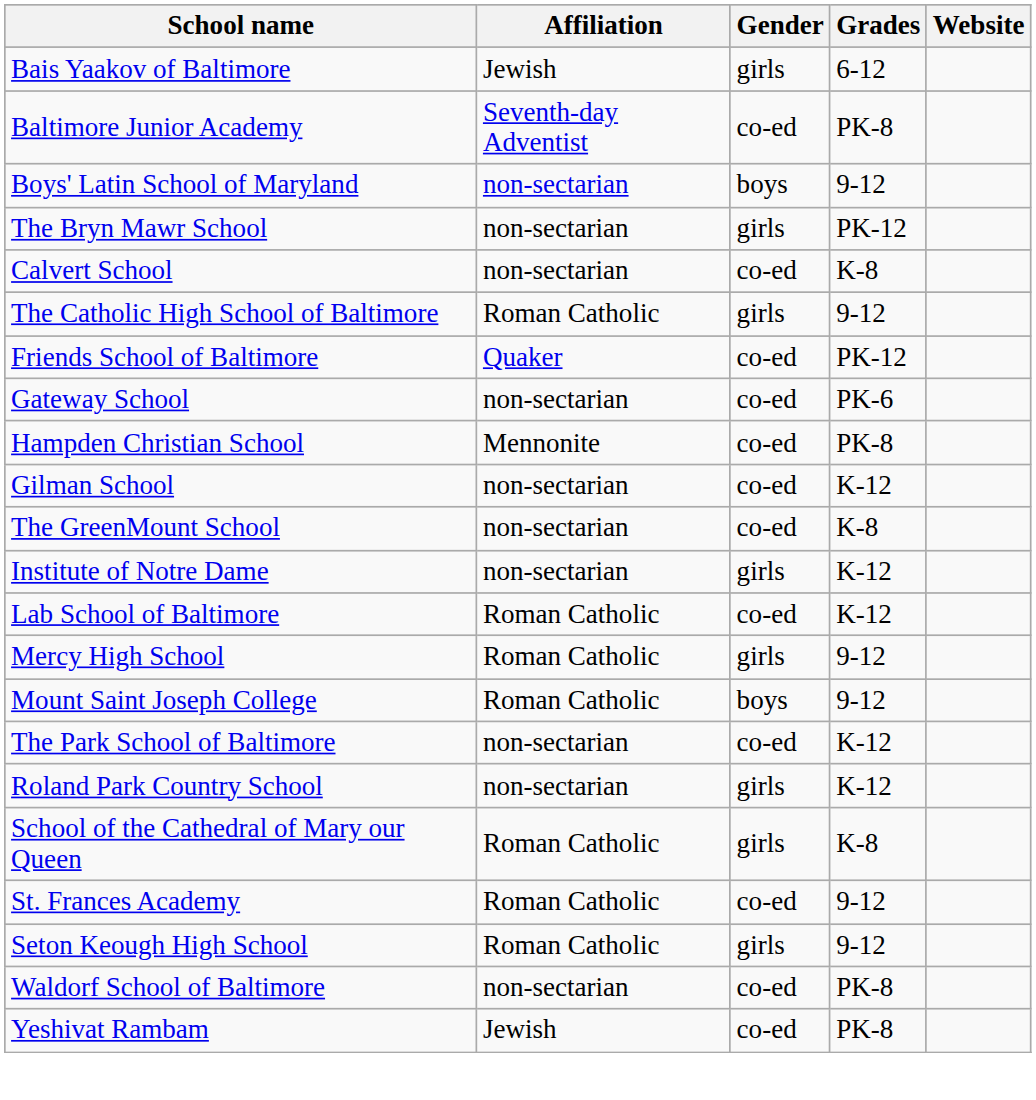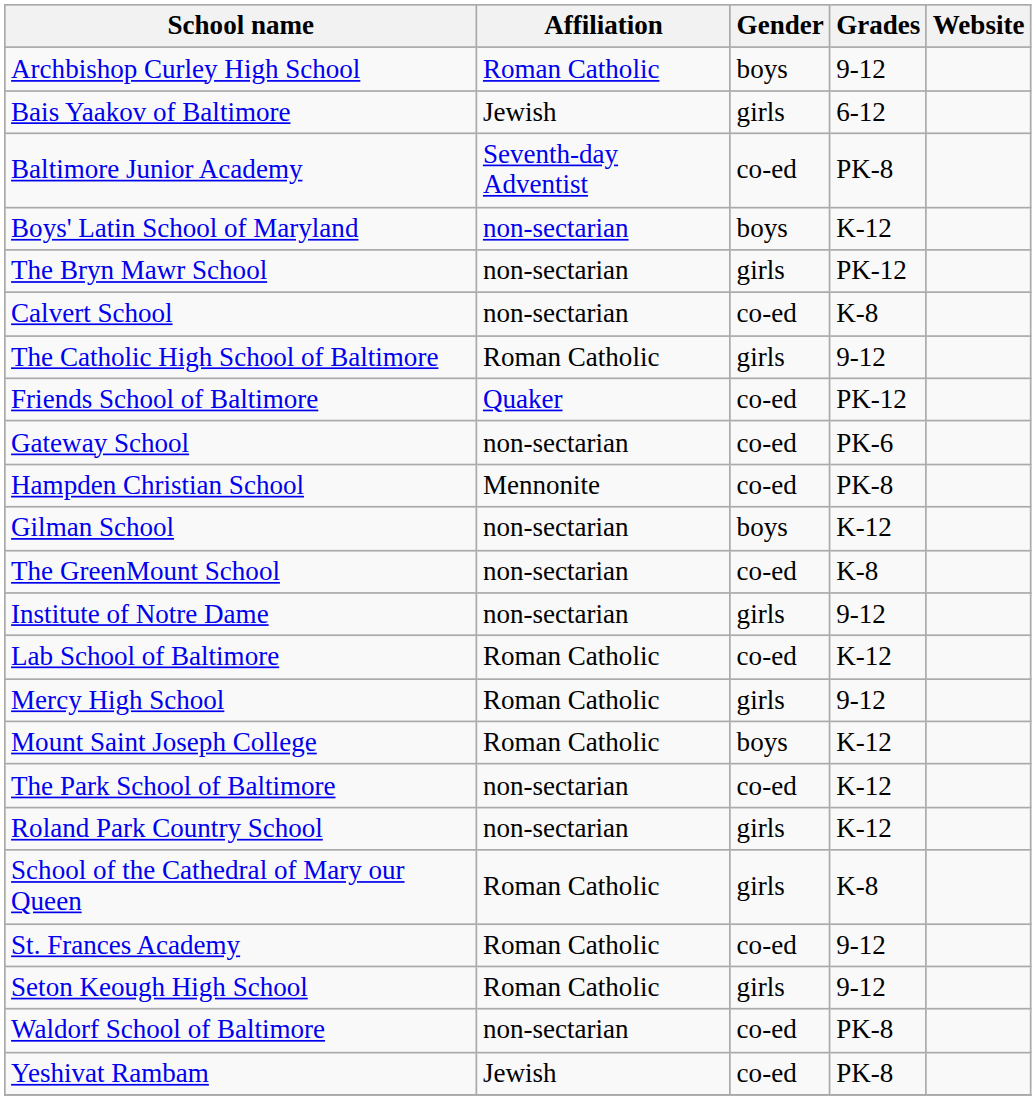+ row: (186, 68)
(861, 185) 9-12 -> (864, 227) K-12
(767, 485) co-ed -> (762, 528) boys
(864, 570) K-12 -> (861, 613) 9-12
(861, 699) 9-12 -> (864, 742) K-12
